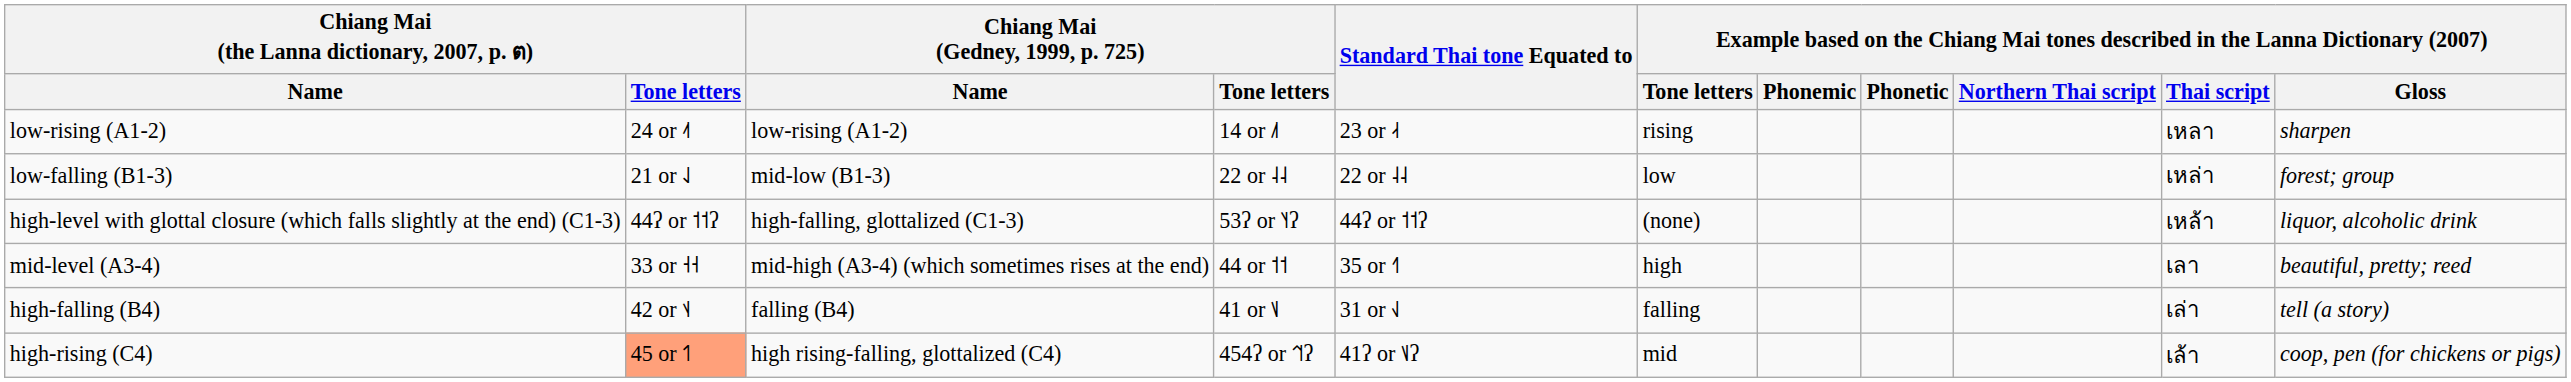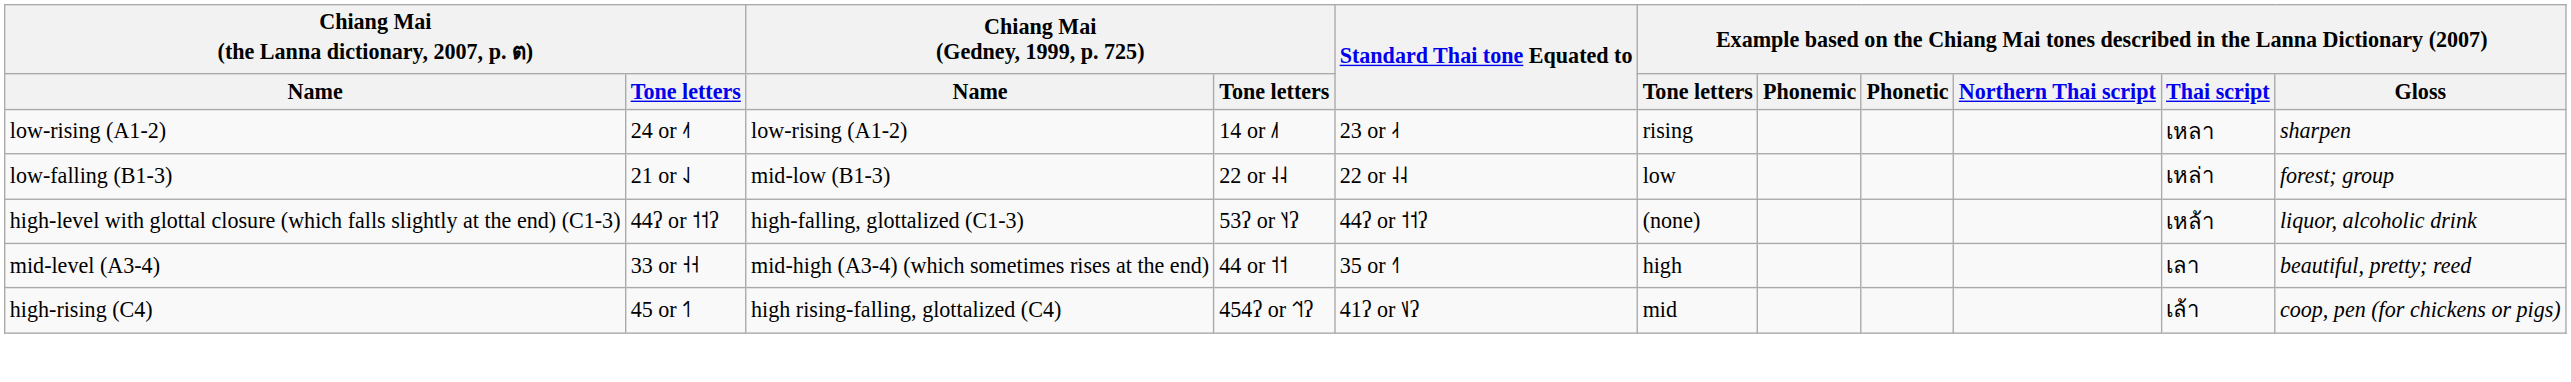- row: (85, 310)
(661, 354) lightsalmon background -> (661, 310) no background
